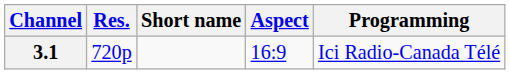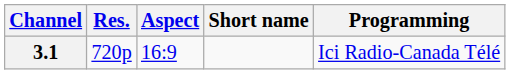columns swapped: (280, 20) <-> (191, 20)
